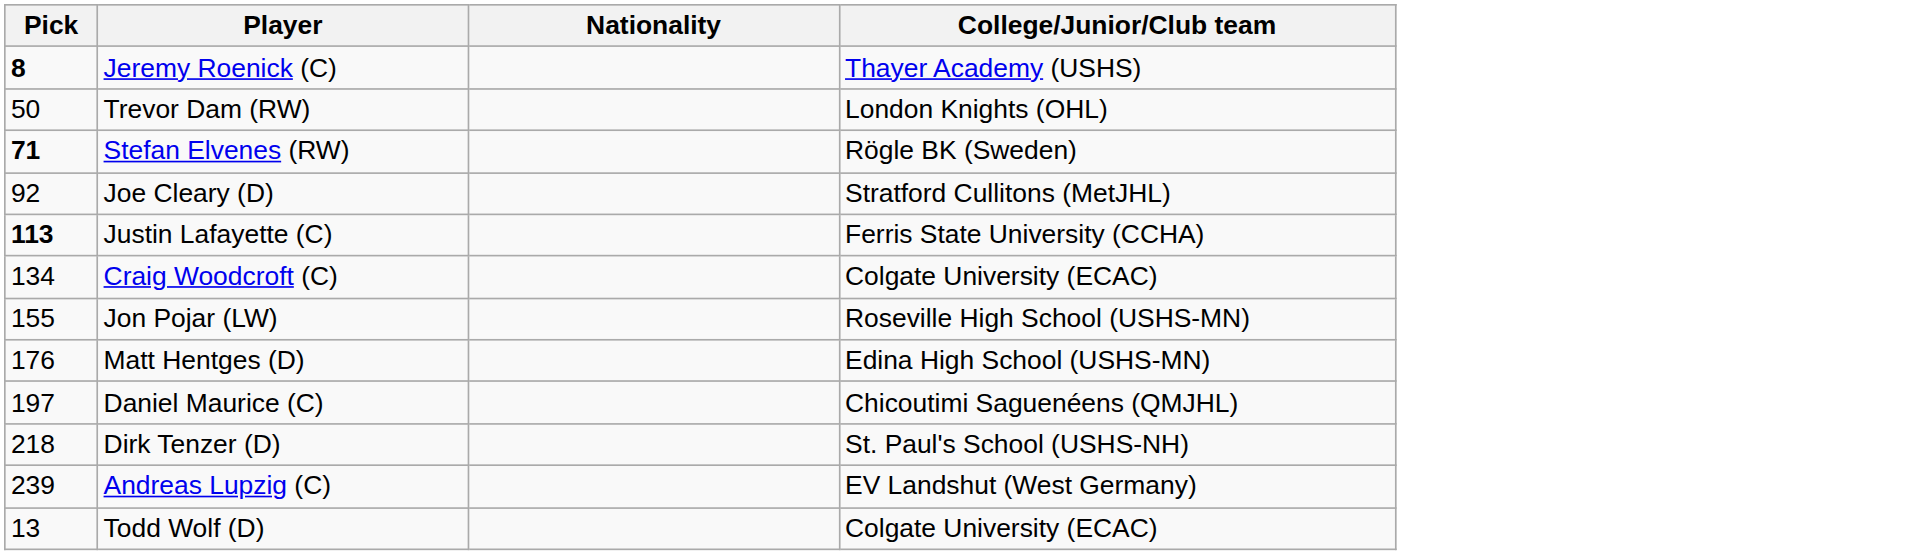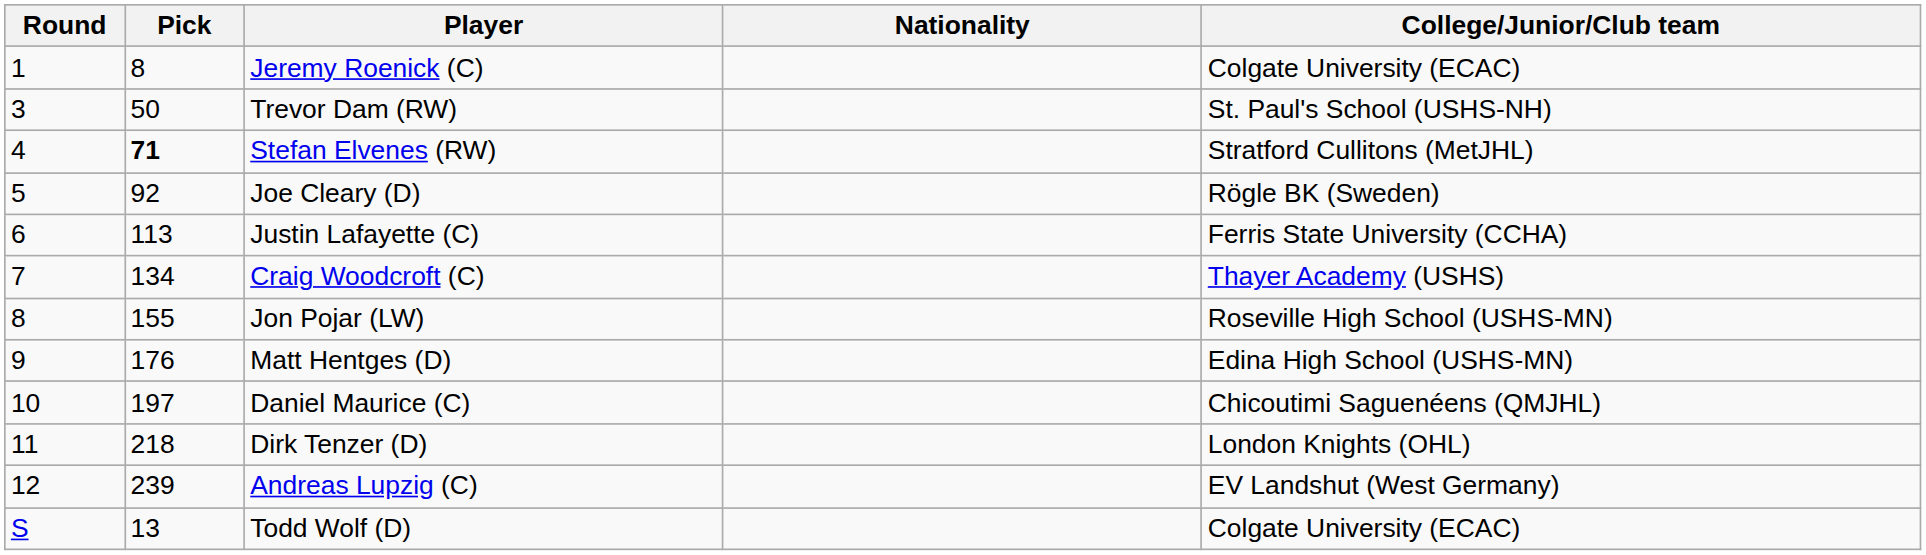+ column: (65, 25)
(18, 67) bold -> (138, 67) normal
(993, 67) Thayer Academy (USHS) -> (1364, 67) Colgate University (ECAC)
(976, 109) London Knights (OHL) -> (1380, 109) St. Paul's School (USHS-NH)
(961, 151) Rögle BK (Sweden) -> (1371, 151) Stratford Cullitons (MetJHL)
(1008, 192) Stratford Cullitons (MetJHL) -> (1324, 192) Rögle BK (Sweden)
(32, 234) bold -> (152, 234) normal
(1001, 276) Colgate University (ECAC) -> (1356, 276) Thayer Academy (USHS)
(1017, 444) St. Paul's School (USHS-NH) -> (1339, 444) London Knights (OHL)
